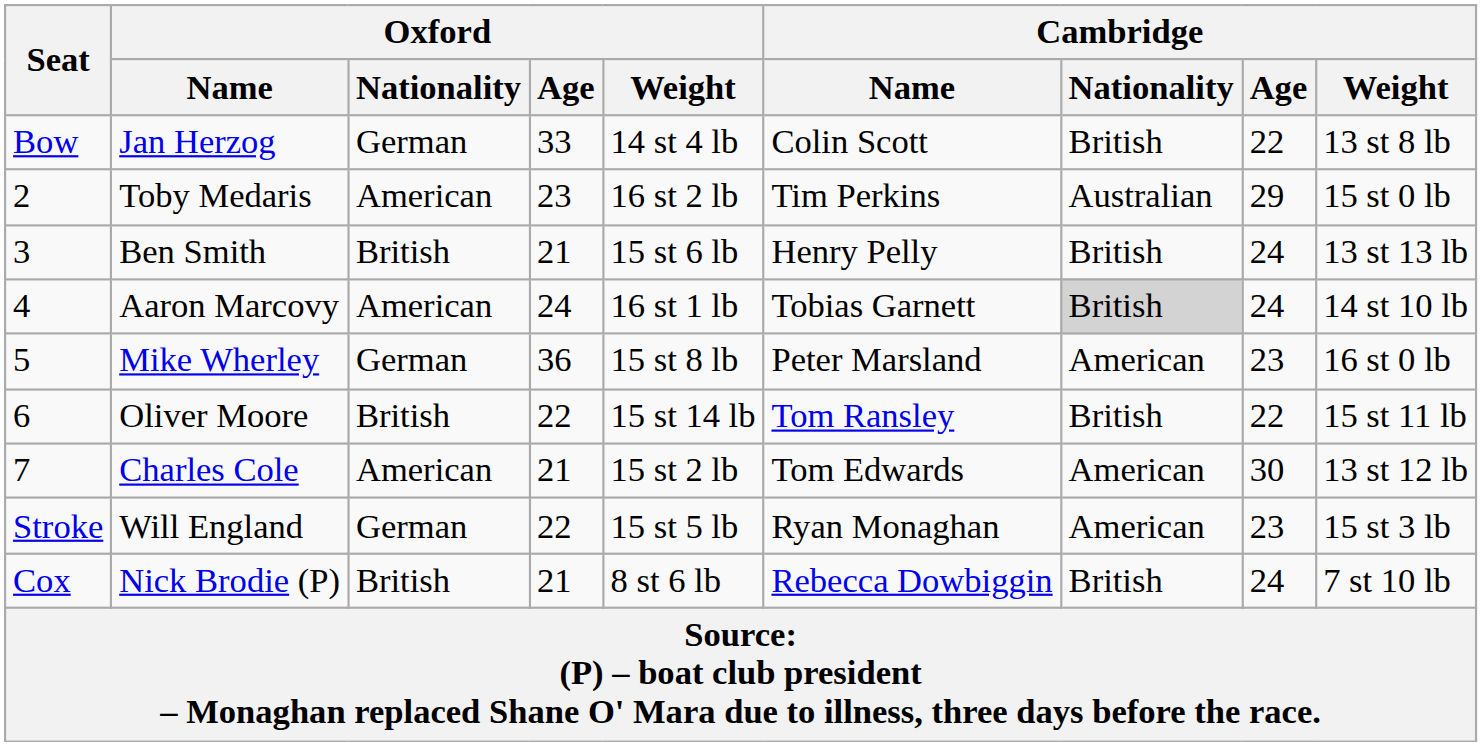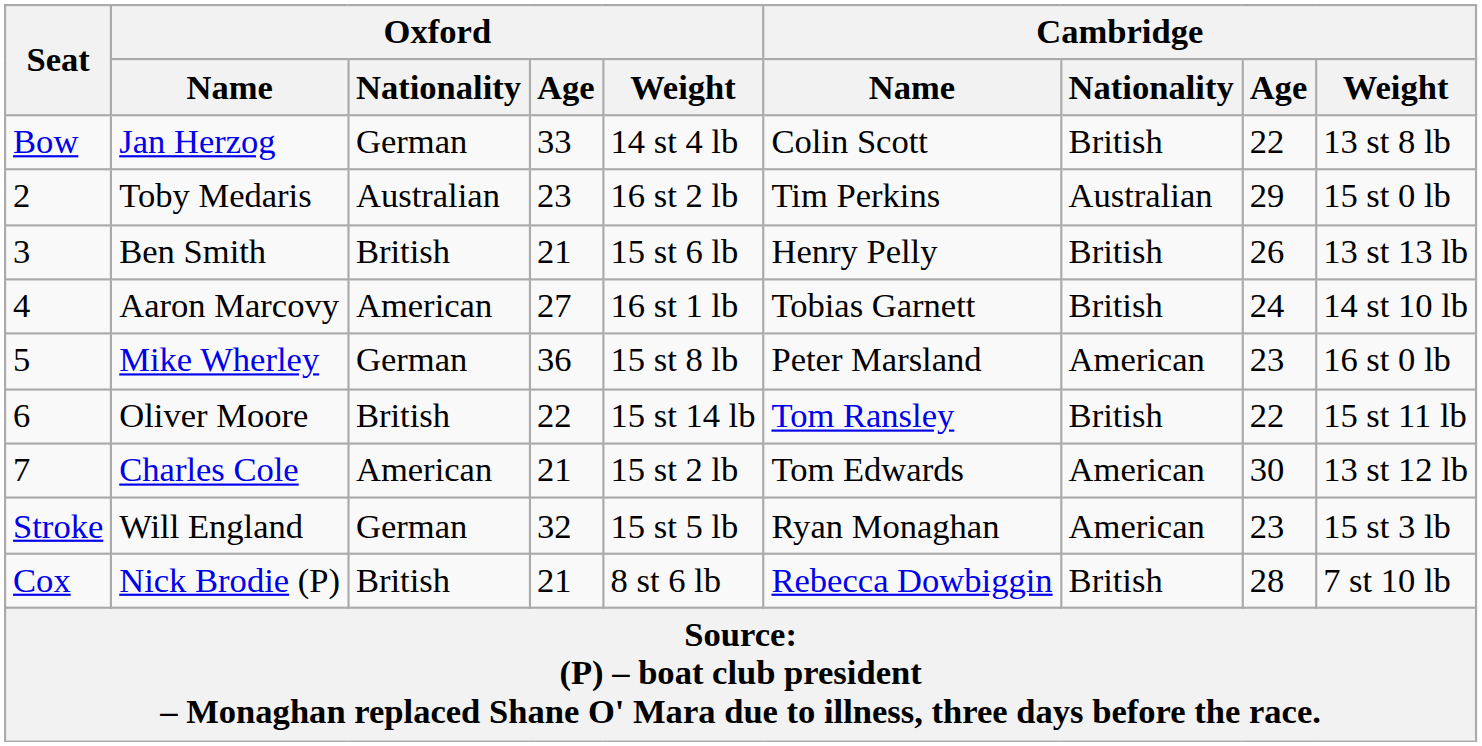(424, 196) American -> (428, 196) Australian
(1267, 251) 24 -> (1267, 251) 26
(554, 305) 24 -> (554, 305) 27
(1116, 305) lightgrey background -> (1116, 305) no background
(554, 525) 22 -> (554, 525) 32
(1267, 580) 24 -> (1267, 580) 28
